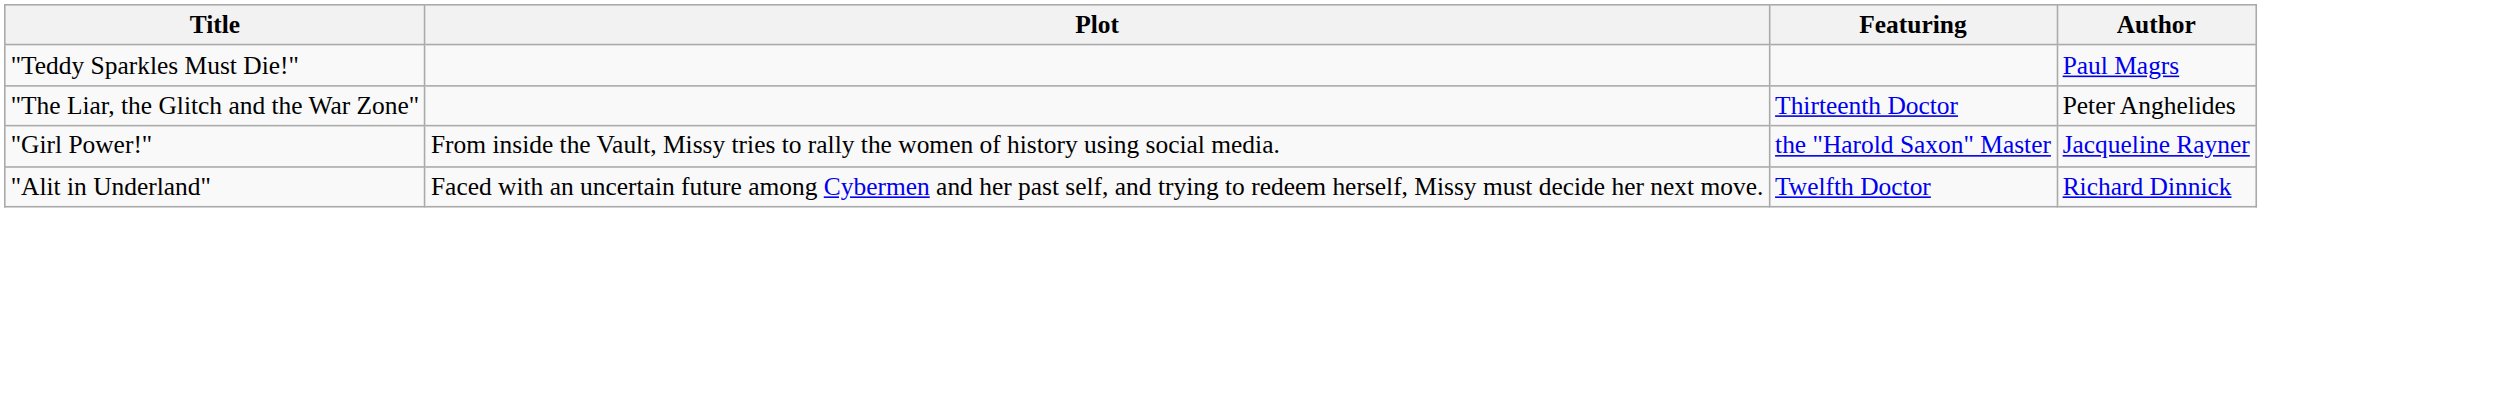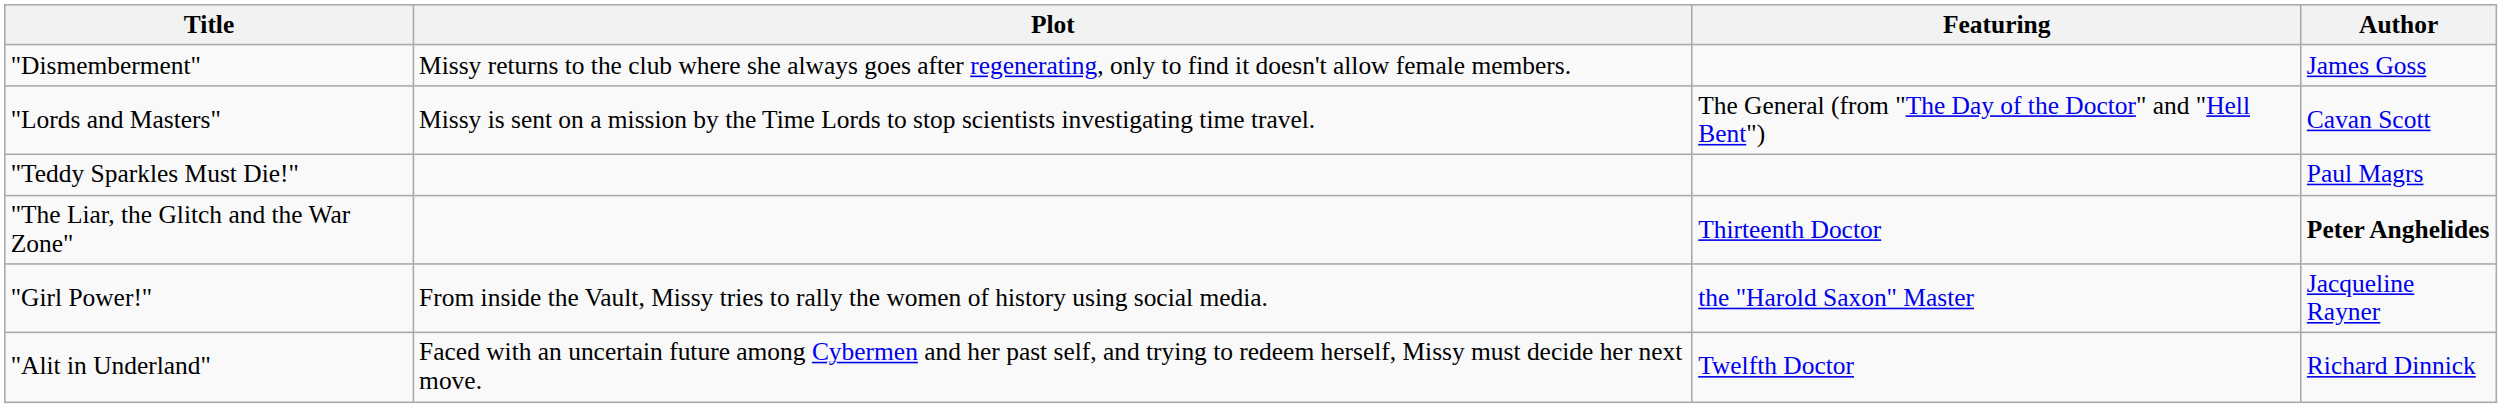+ row: (106, 65)
+ row: (116, 119)
(2149, 105) normal -> (2398, 228) bold
